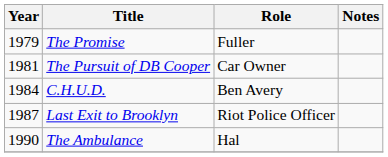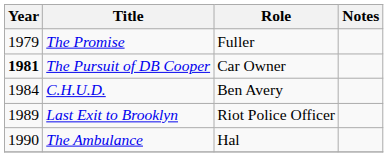(24, 66) normal -> (24, 66) bold
(24, 115) 1987 -> (24, 115) 1989
